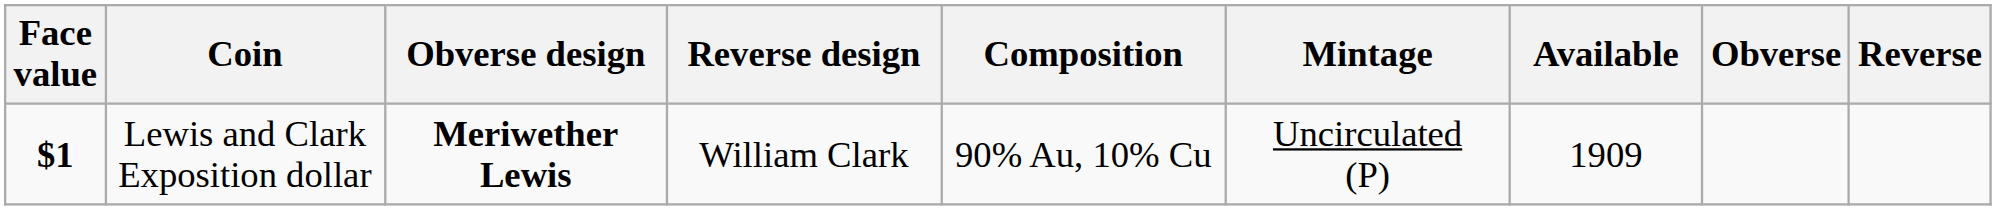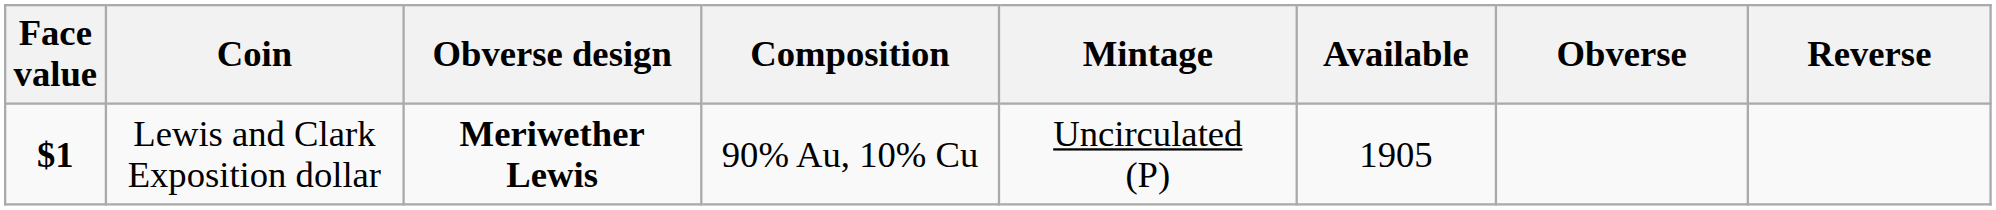- column: (804, 54)
(1606, 153) 1909 -> (1396, 153) 1905
